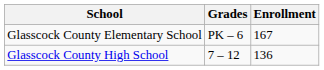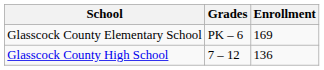(263, 34) 167 -> (263, 34) 169
